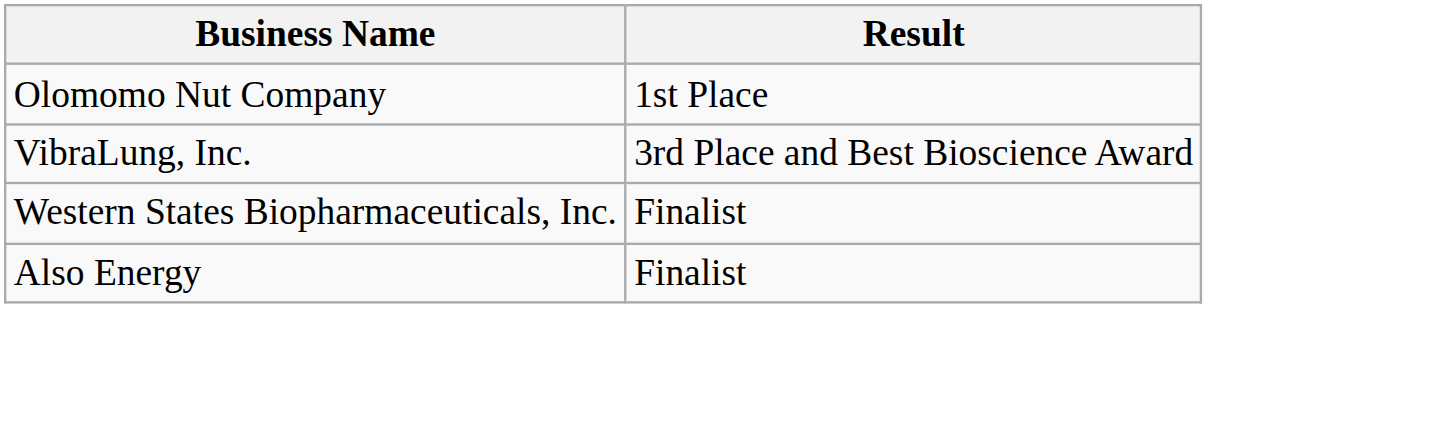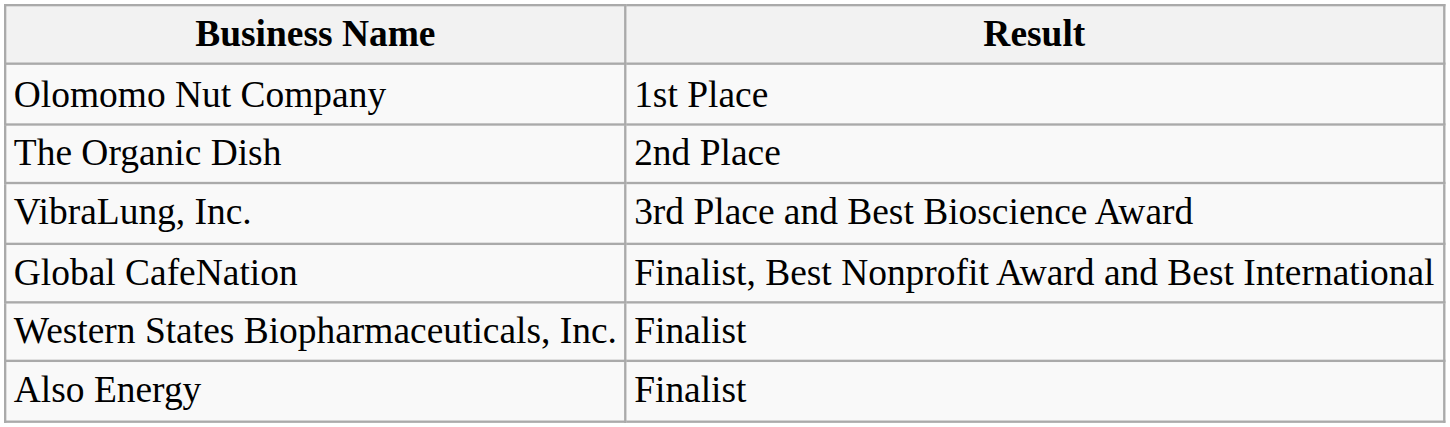+ row: (148, 152)
+ row: (156, 271)
